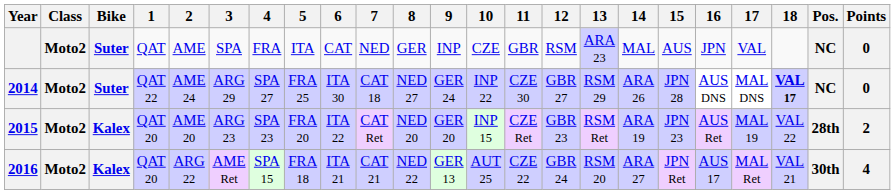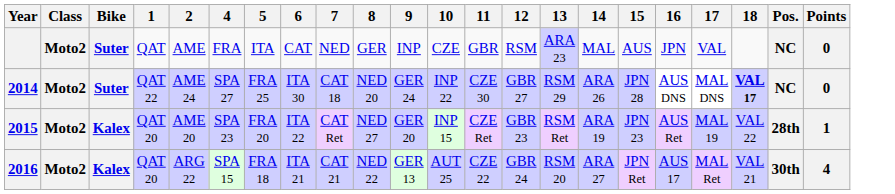- column: (229, 16)
(412, 88) NED 27 -> (372, 88) NED 20
(412, 128) NED 20 -> (372, 128) NED 27
(866, 128) 2 -> (826, 128) 1
